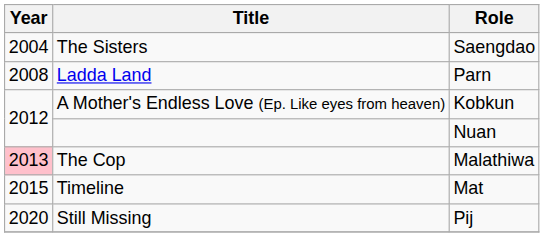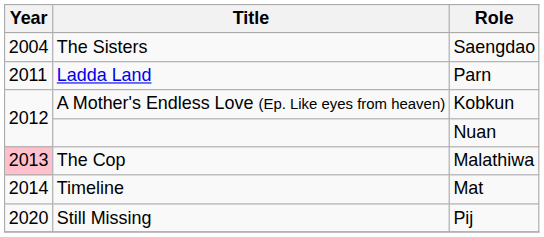(29, 75) 2008 -> (28, 75) 2011
(29, 189) 2015 -> (29, 189) 2014
